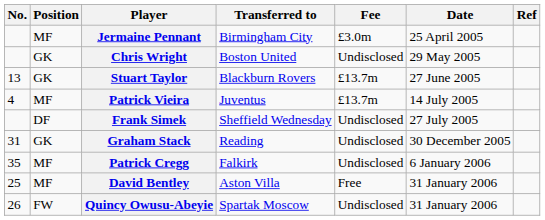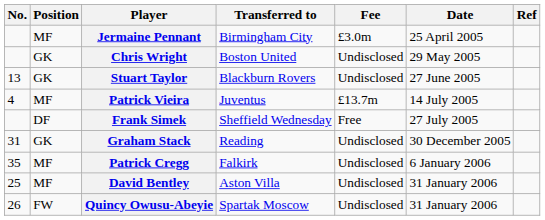(358, 78) £13.7m -> (371, 78) Undisclosed
(371, 120) Undisclosed -> (350, 120) Free
(350, 183) Free -> (371, 183) Undisclosed
